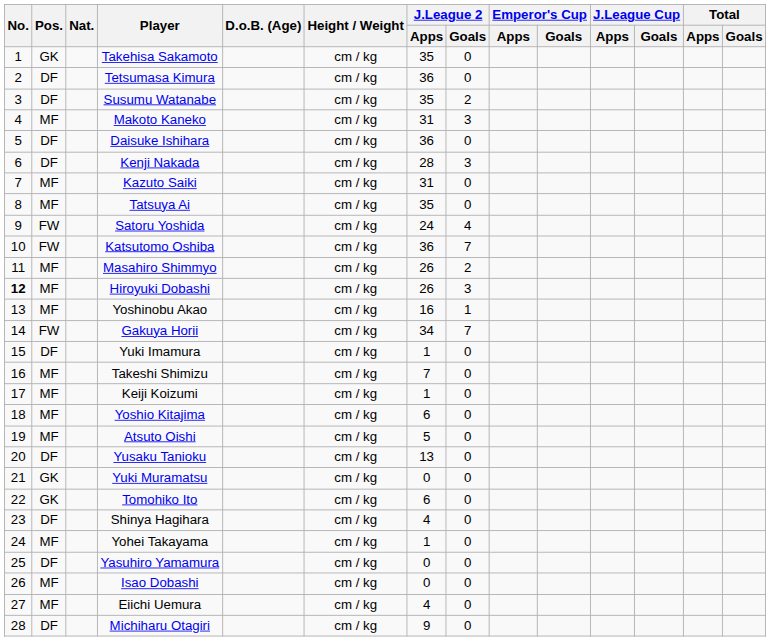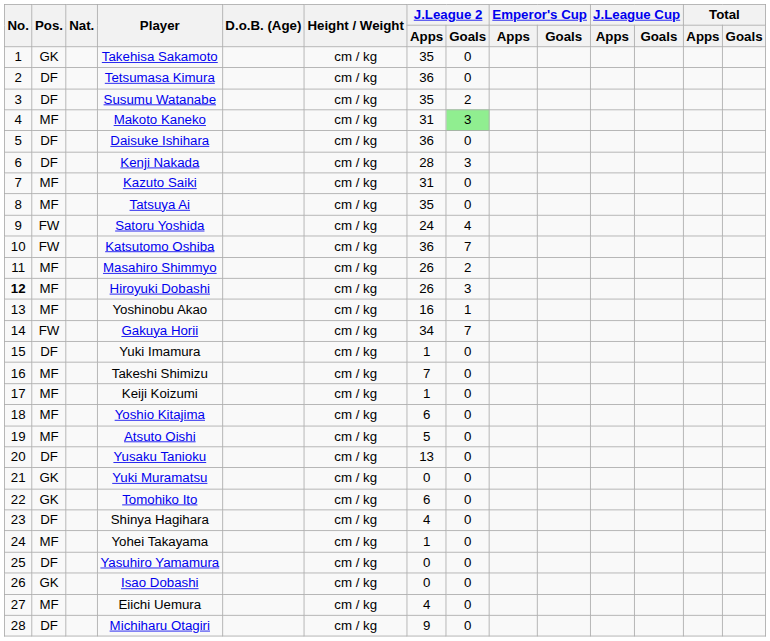(468, 120) no background -> (468, 120) lightgreen background
(49, 583) MF -> (49, 583) GK
